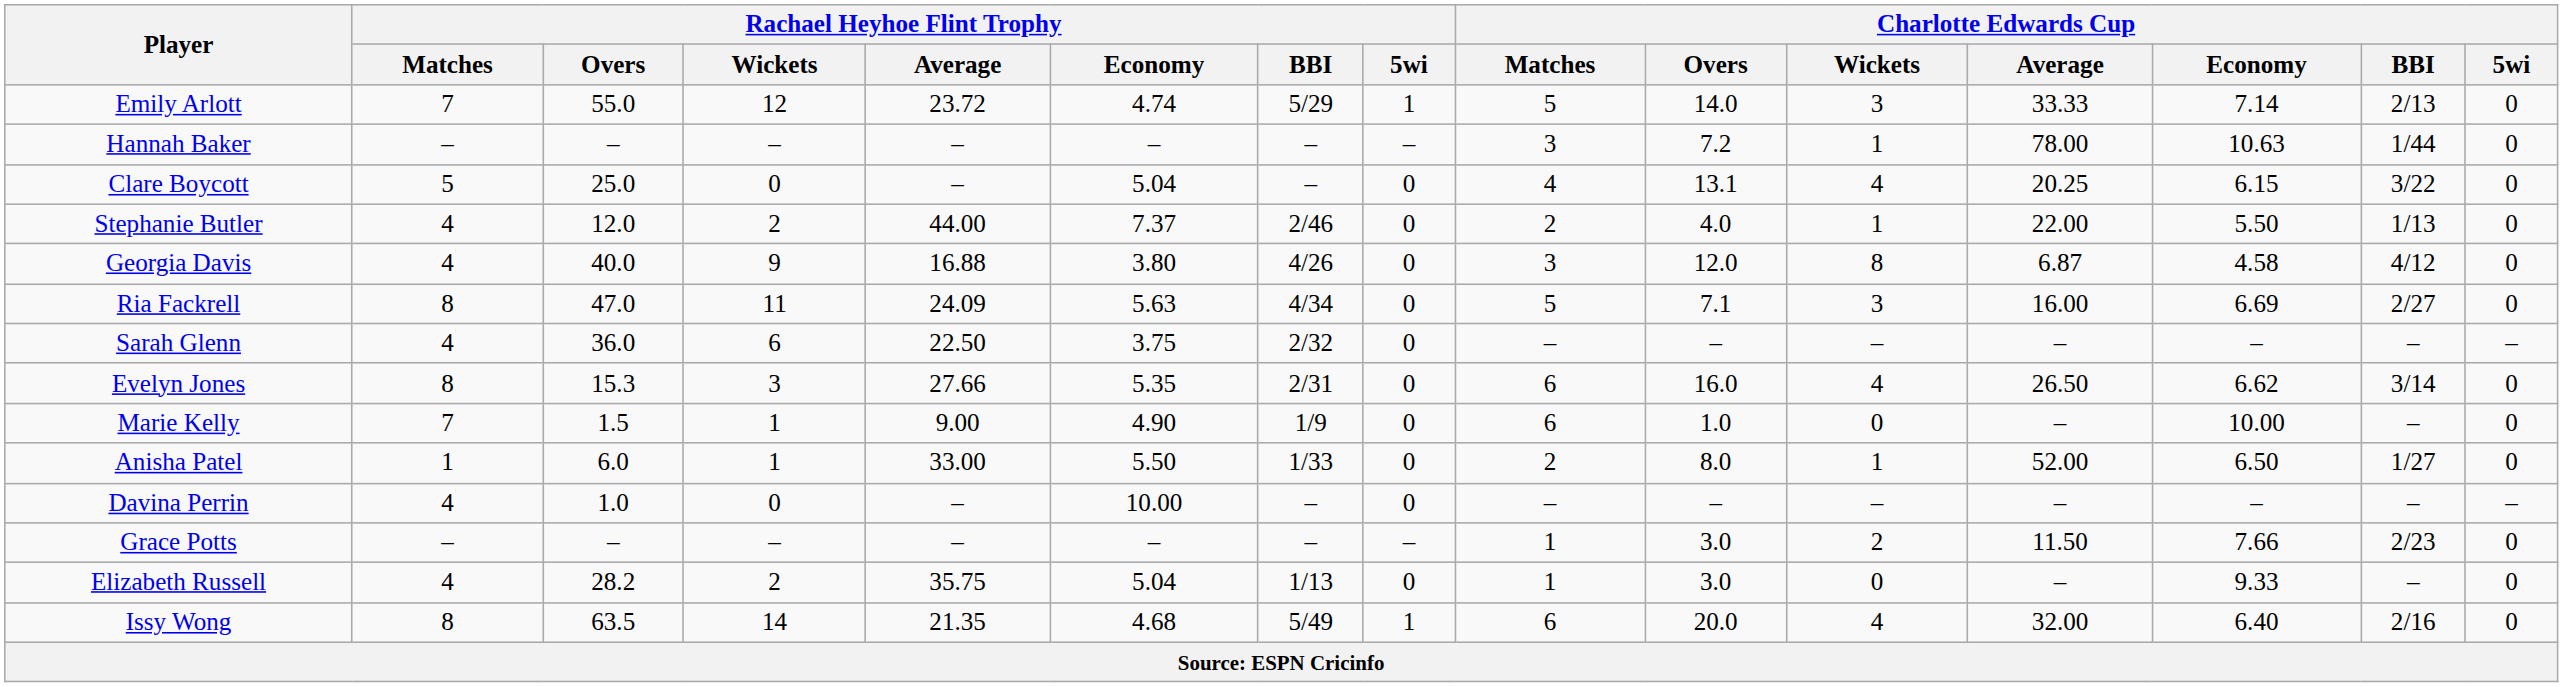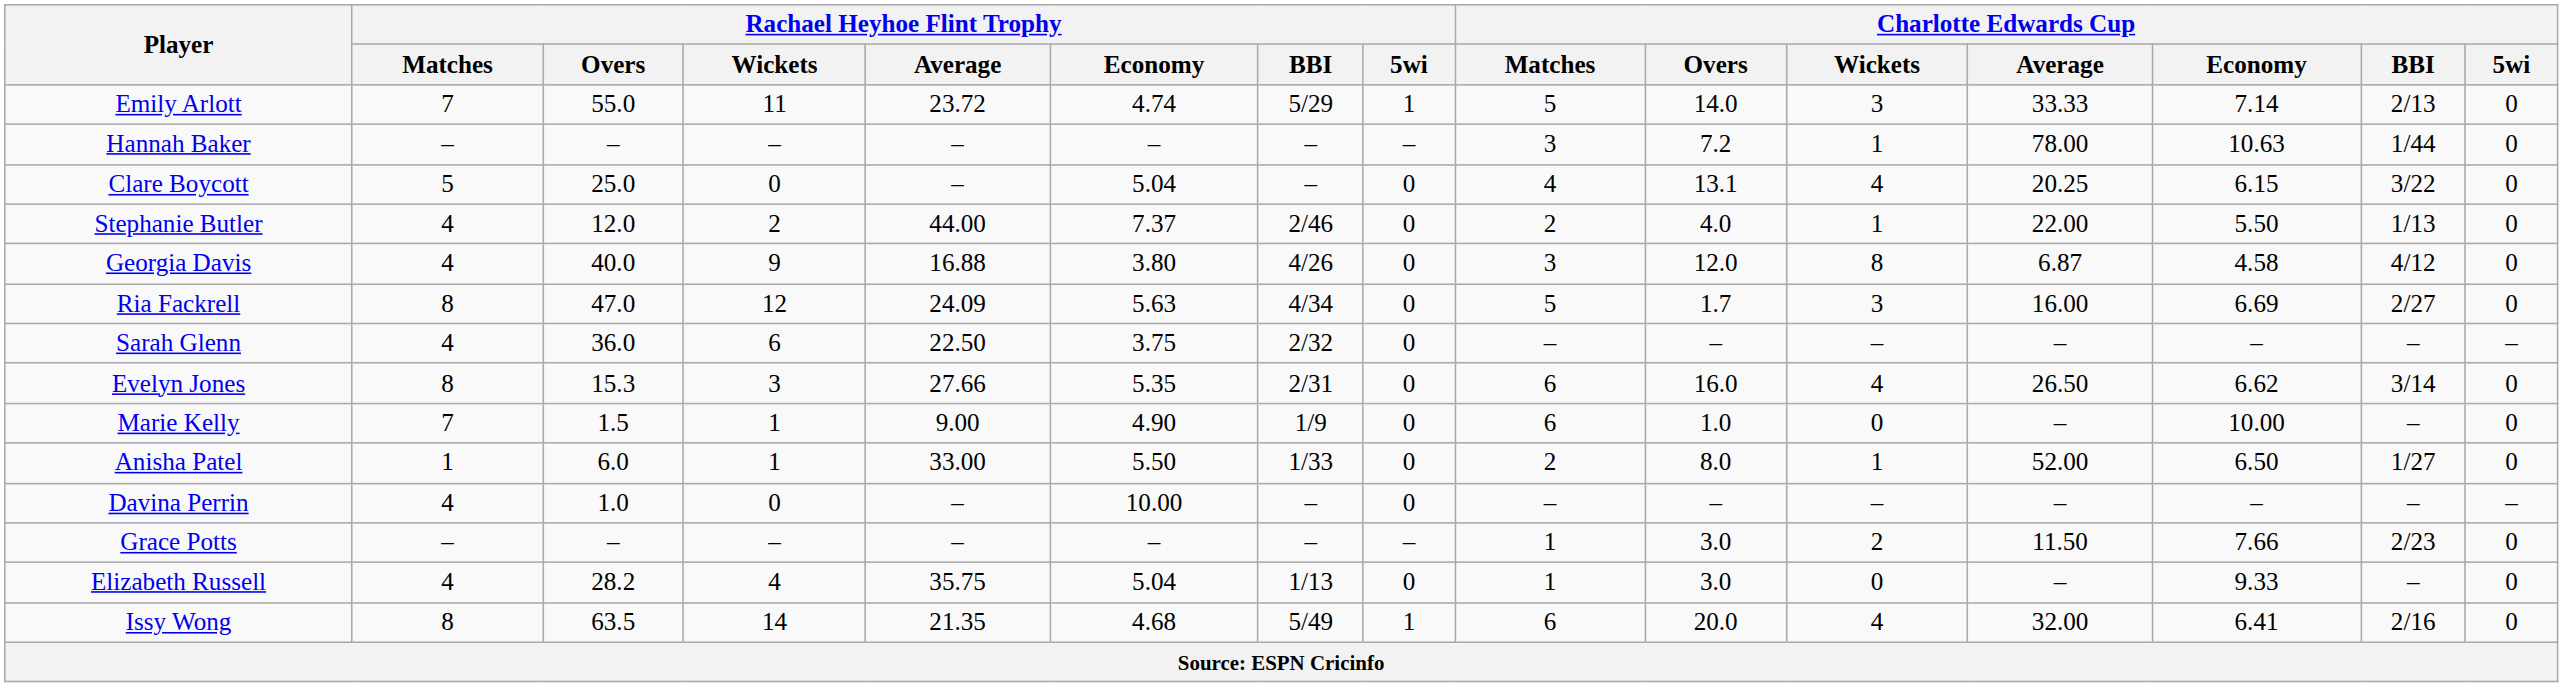(775, 104) 12 -> (775, 104) 11
(775, 303) 11 -> (775, 303) 12
(1716, 303) 7.1 -> (1716, 303) 1.7
(775, 582) 2 -> (775, 582) 4
(2257, 622) 6.40 -> (2257, 622) 6.41
